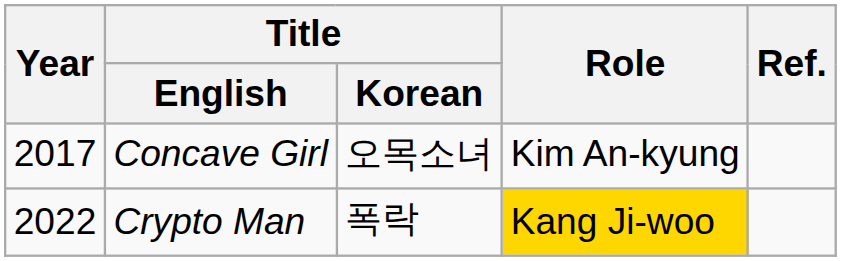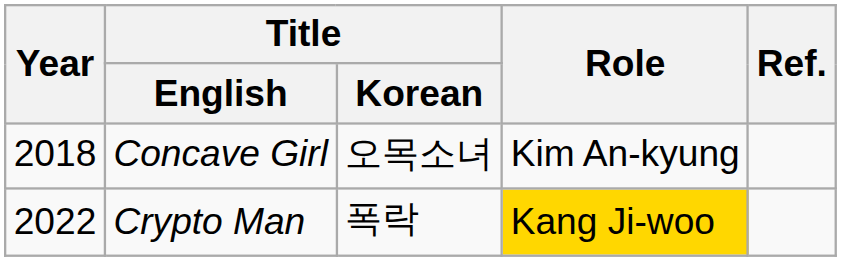(55, 155) 2017 -> (55, 155) 2018
